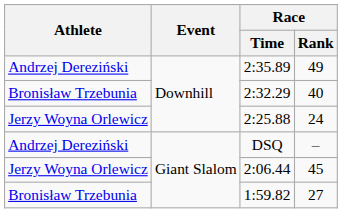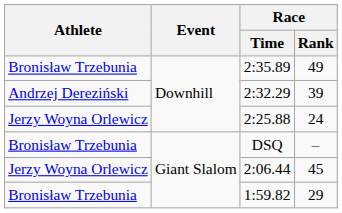(68, 68) Andrzej Dereziński -> (73, 68) Bronisław Trzebunia
(73, 93) Bronisław Trzebunia -> (68, 93) Andrzej Dereziński
(316, 93) 40 -> (316, 93) 39
(68, 144) Andrzej Dereziński -> (73, 144) Bronisław Trzebunia
(316, 195) 27 -> (316, 195) 29
